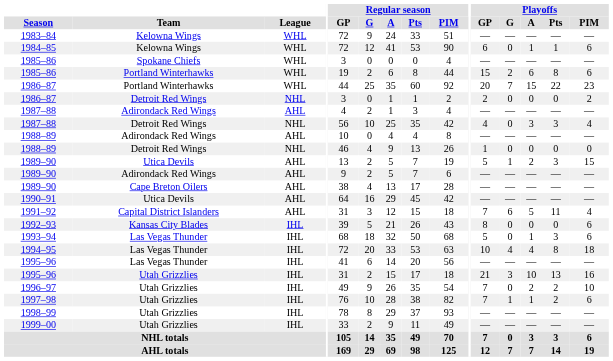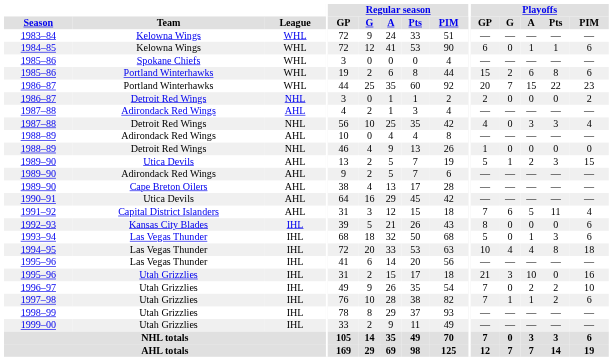(556, 275) 13 -> (556, 275) 0
